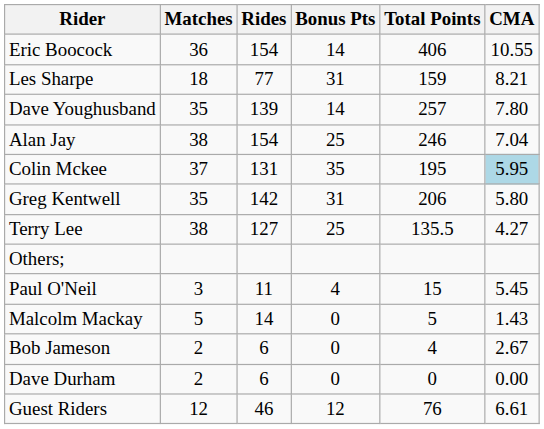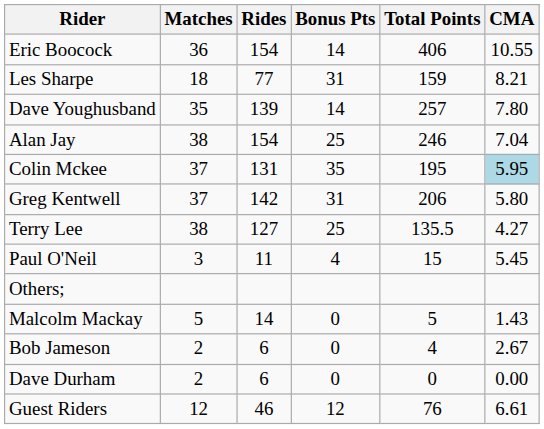(199, 199) 35 -> (199, 199) 37
rows swapped: (37, 259) <-> (53, 288)
